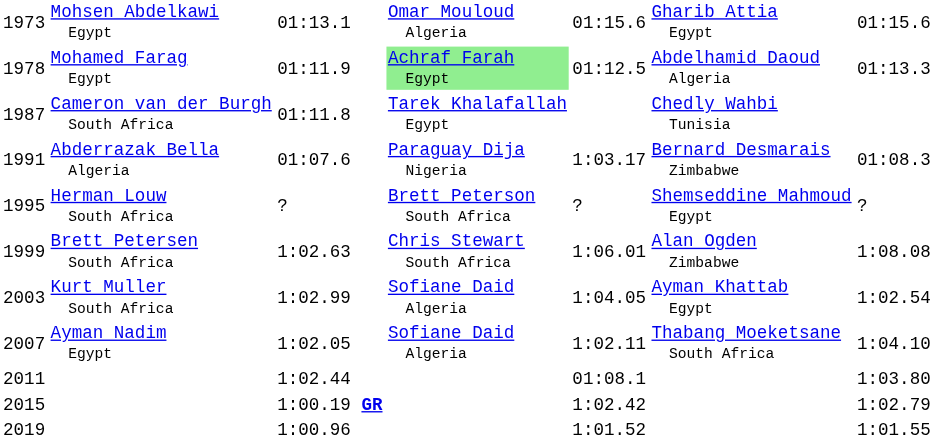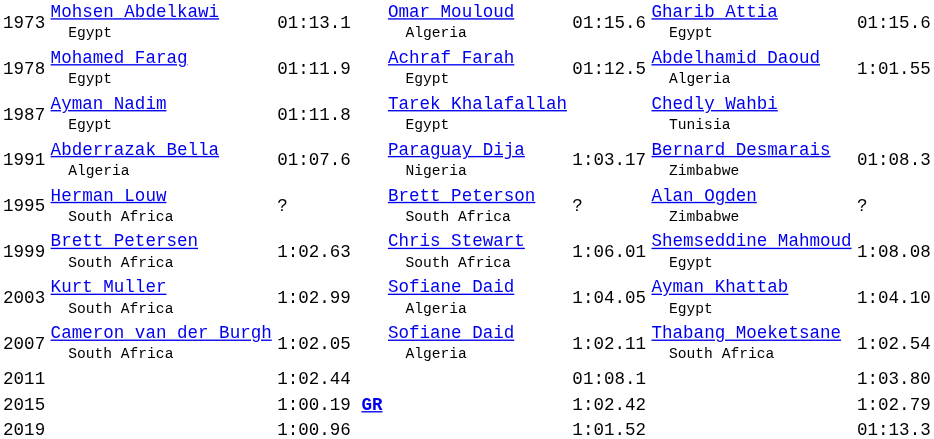(451, 68) lightgreen background -> (451, 68) no background
(894, 68) 01:13.3 -> (894, 68) 1:01.55
(161, 113) Cameron van der Burgh South Africa -> (109, 113) Ayman Nadim Egypt
(752, 205) Shemseddine Mahmoud Egypt -> (704, 205) Alan Ogden Zimbabwe
(704, 251) Alan Ogden Zimbabwe -> (752, 251) Shemseddine Mahmoud Egypt
(894, 298) 1:02.54 -> (894, 298) 1:04.10
(109, 343) Ayman Nadim Egypt -> (161, 343) Cameron van der Burgh South Africa
(894, 344) 1:04.10 -> (894, 344) 1:02.54
(894, 431) 1:01.55 -> (894, 431) 01:13.3
